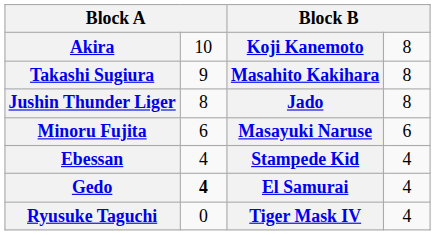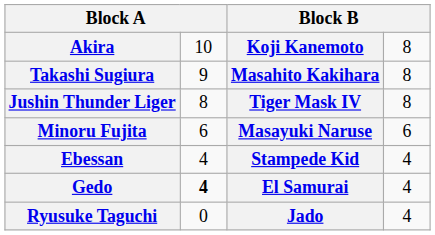(305, 103) Jado -> (305, 103) Tiger Mask IV
(305, 215) Tiger Mask IV -> (305, 215) Jado
